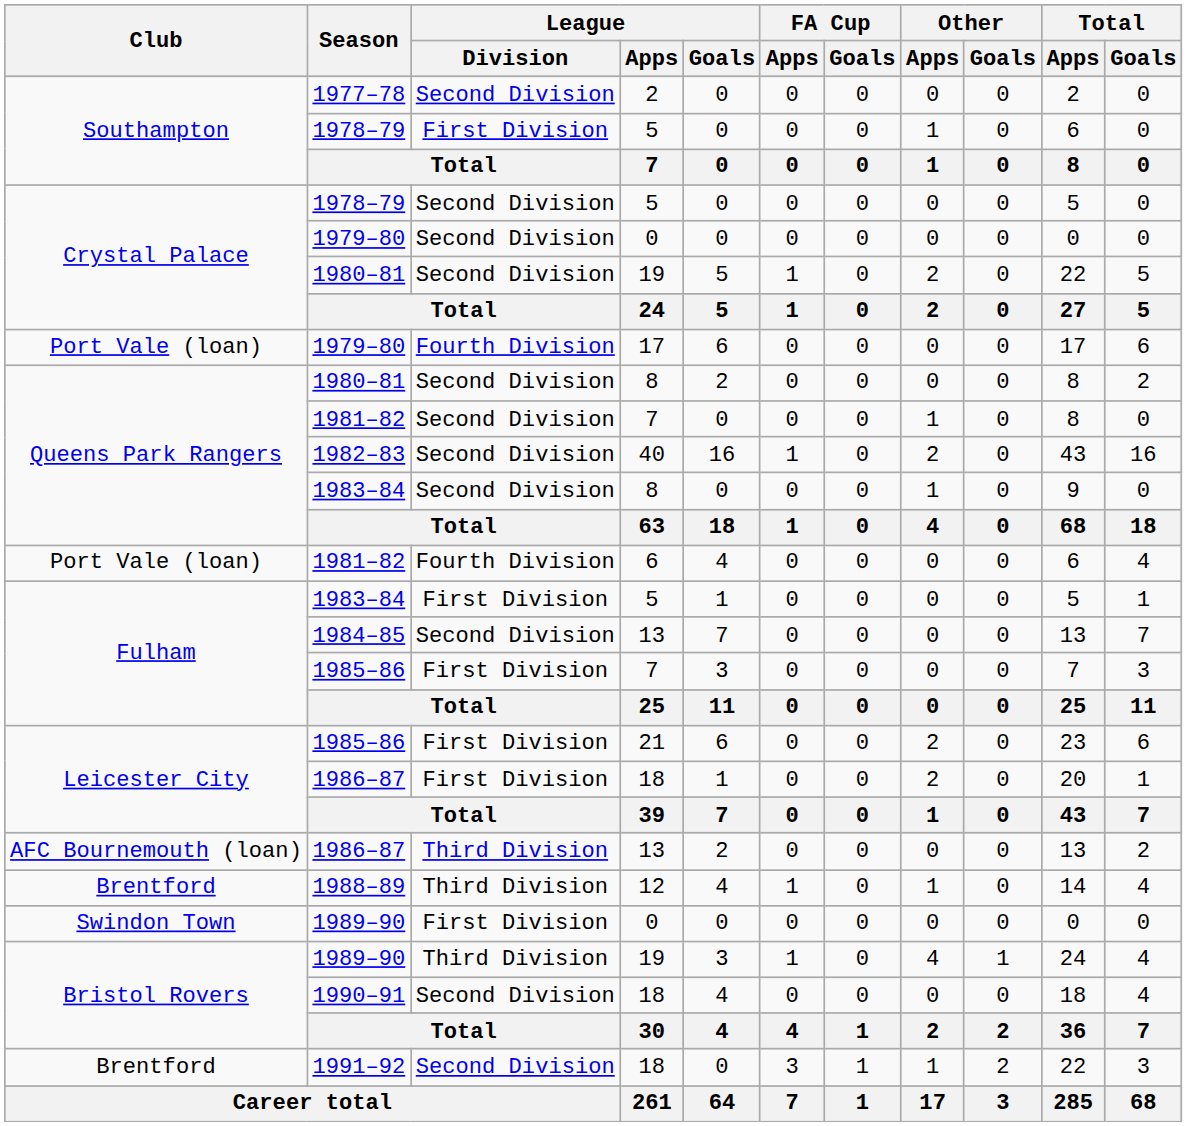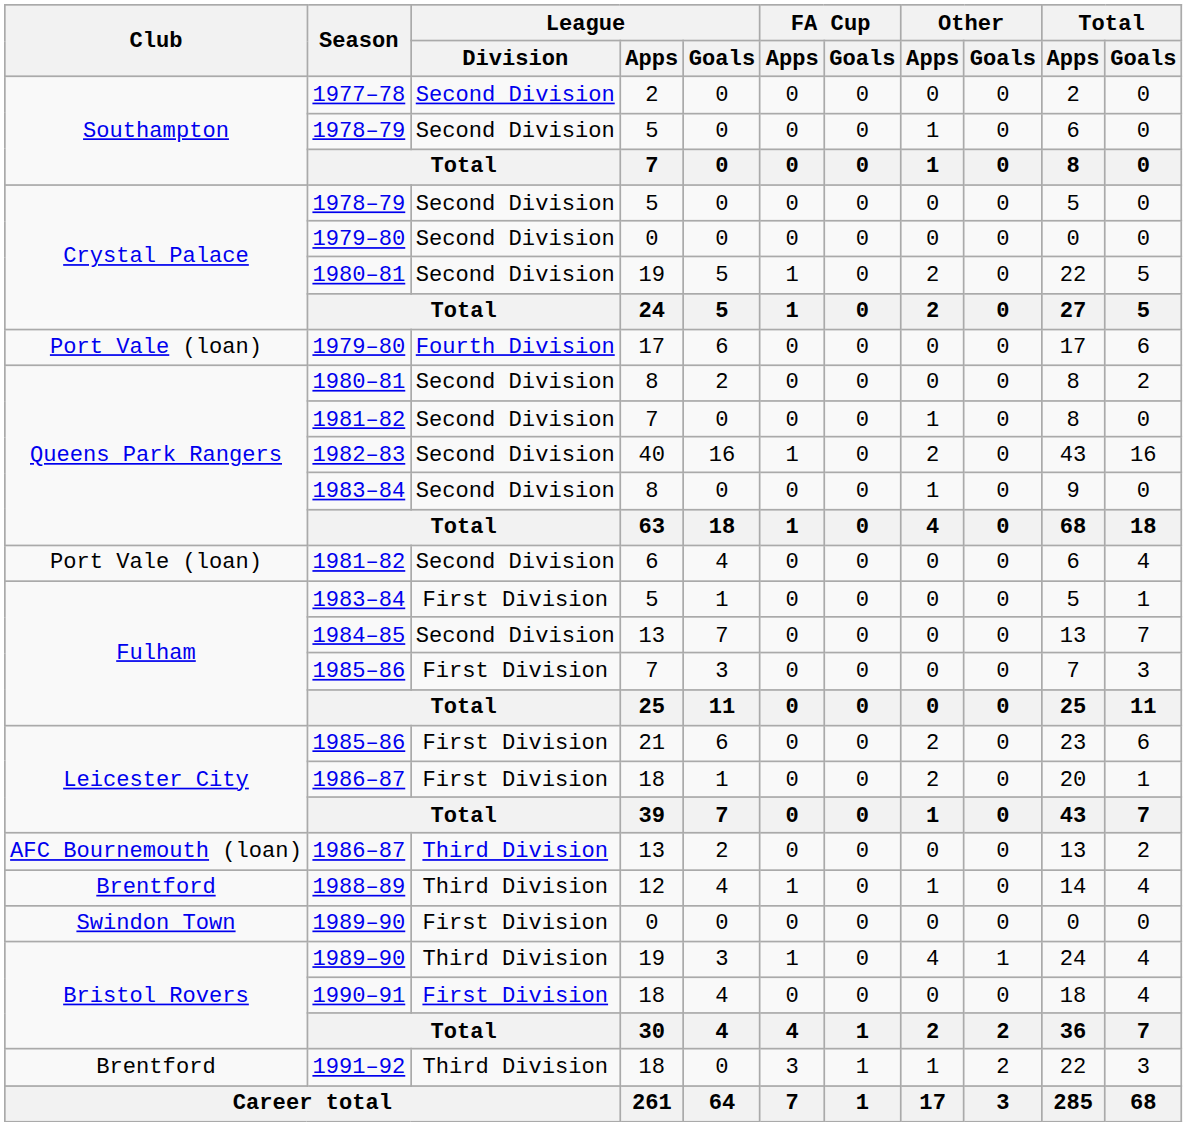(515, 131) First Division -> (515, 131) Second Division
(515, 563) Fourth Division -> (515, 563) Second Division
(515, 995) Second Division -> (515, 995) First Division
(515, 1067) Second Division -> (515, 1067) Third Division
